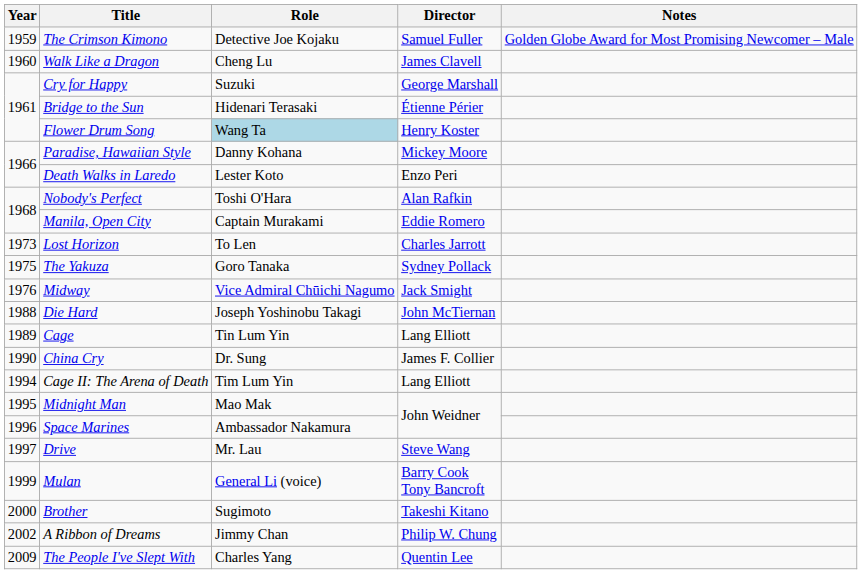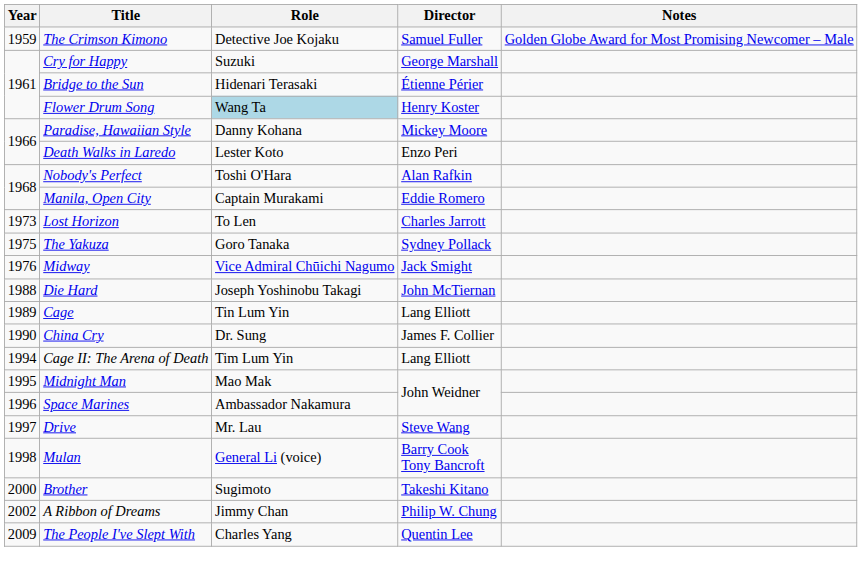- row: (101, 61)
(22, 480) 1999 -> (22, 457) 1998
